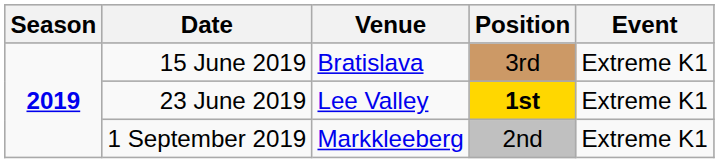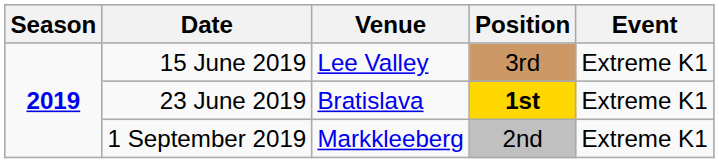(370, 62) Bratislava -> (373, 62) Lee Valley
(373, 101) Lee Valley -> (370, 101) Bratislava
